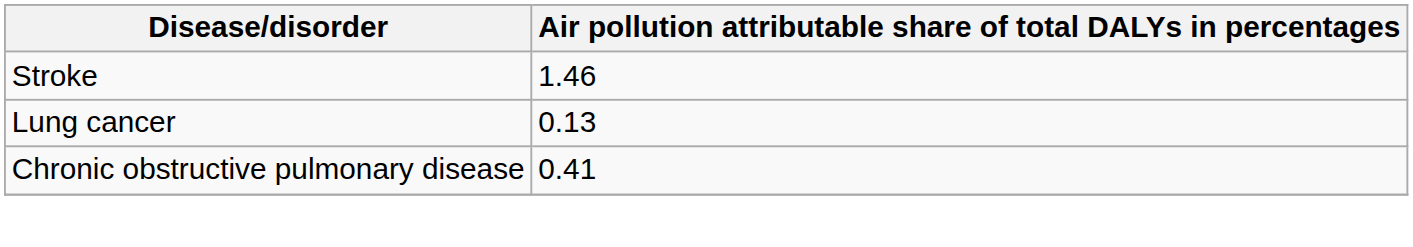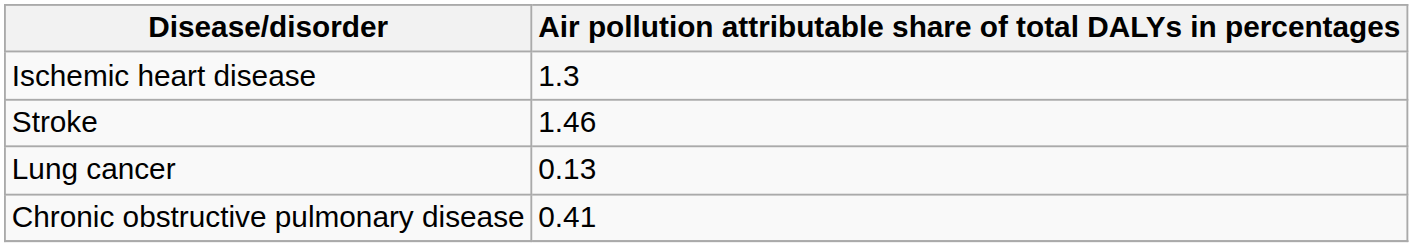+ row: (164, 75)
